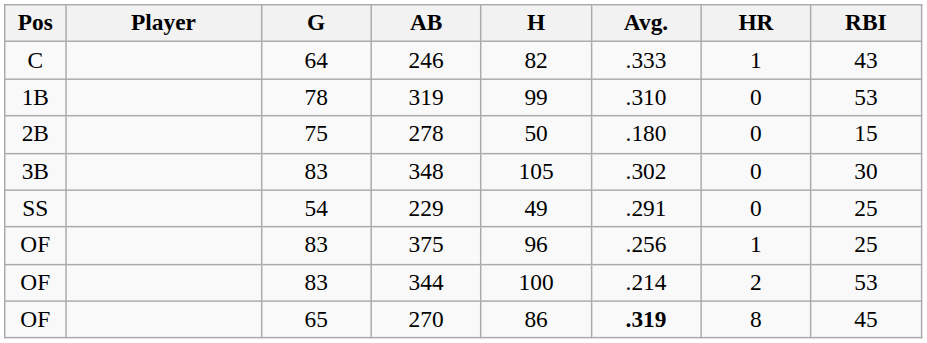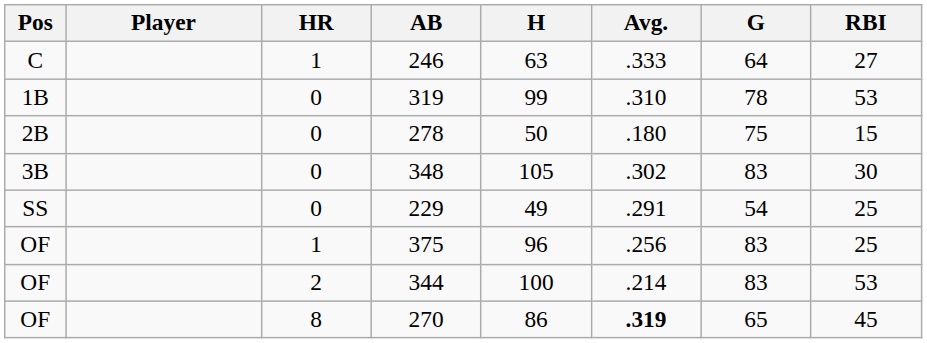columns swapped: (316, 23) <-> (756, 23)
(536, 60) 82 -> (536, 60) 63
(866, 60) 43 -> (866, 60) 27
